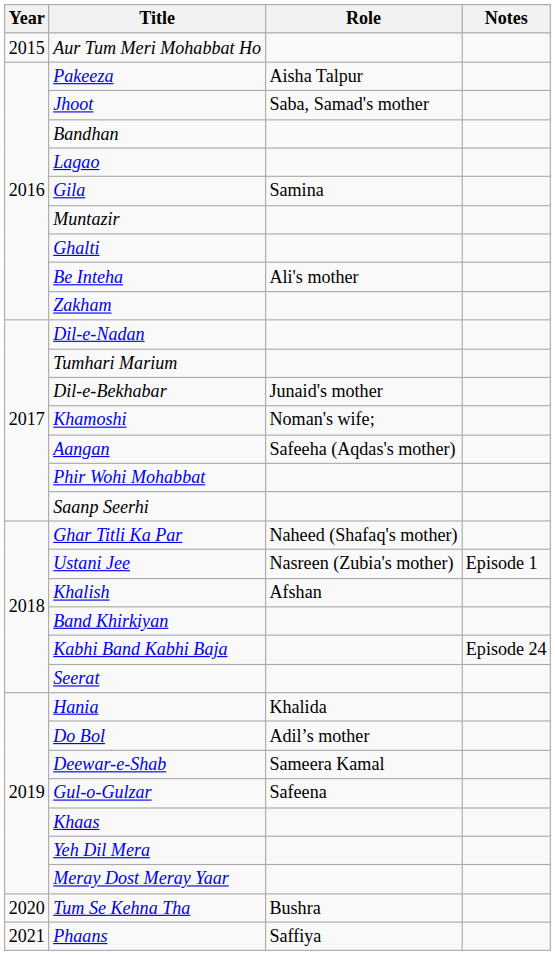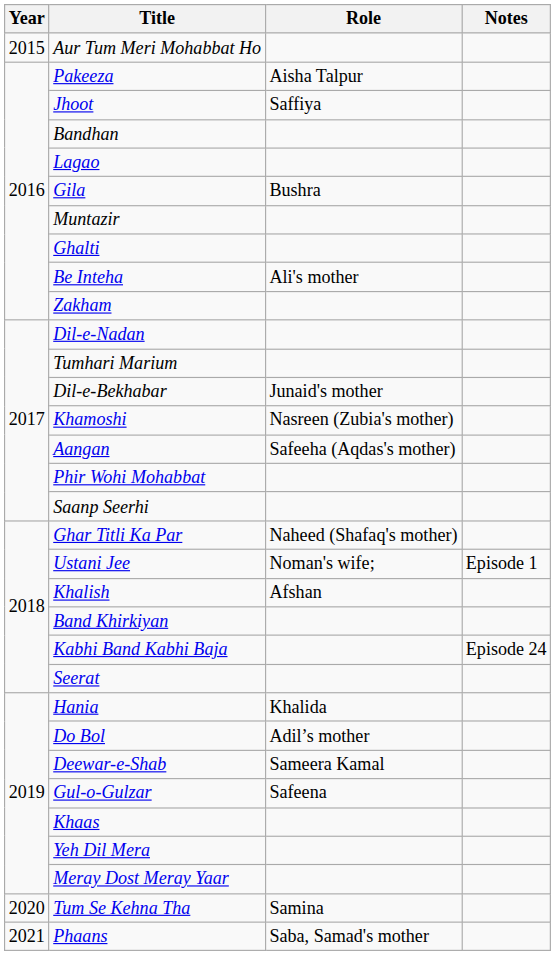(349, 104) Saba, Samad's mother -> (295, 104) Saffiya
(297, 190) Samina -> (295, 190) Bushra
(322, 420) Noman's wife; -> (361, 420) Nasreen (Zubia's mother)
(361, 563) Nasreen (Zubia's mother) -> (322, 563) Noman's wife;
(295, 907) Bushra -> (297, 907) Samina
(295, 936) Saffiya -> (349, 936) Saba, Samad's mother
